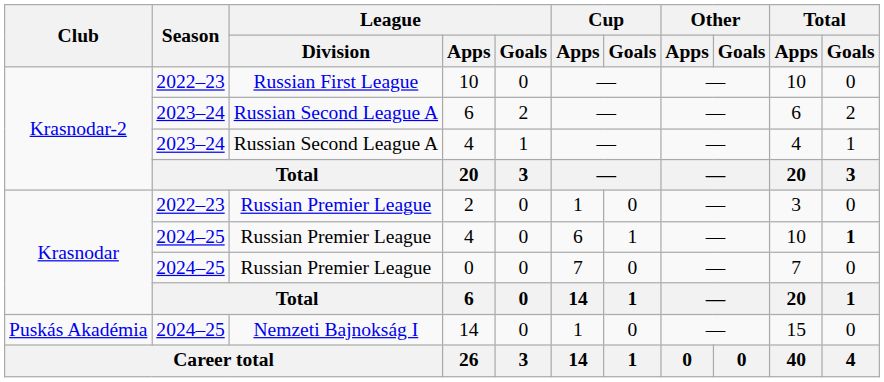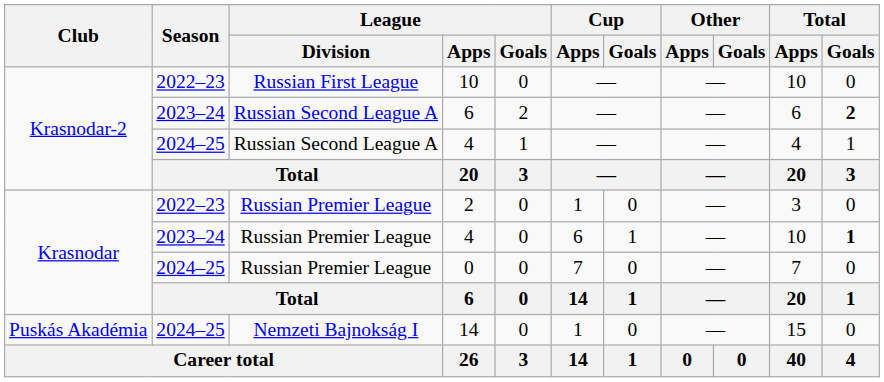(851, 112) normal -> (851, 112) bold
(191, 143) 2023–24 -> (191, 143) 2024–25
(191, 236) 2024–25 -> (191, 236) 2023–24
